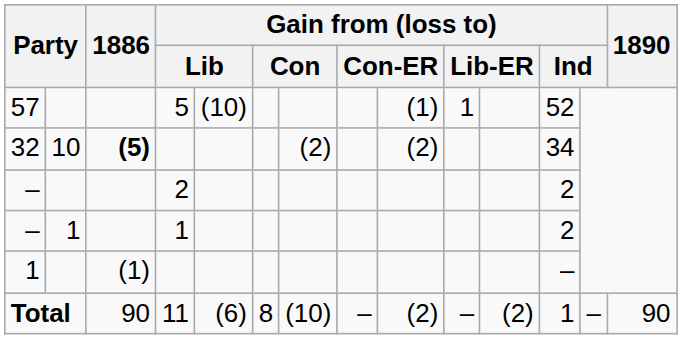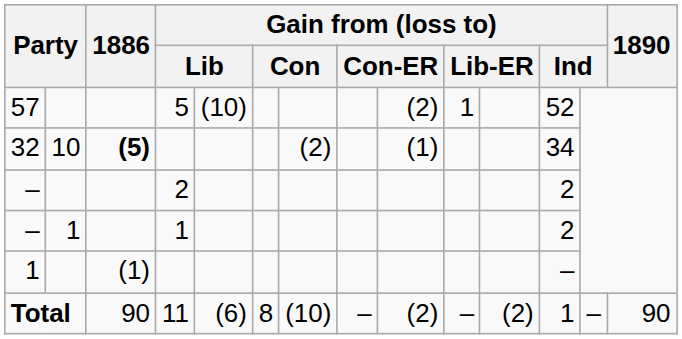(422, 107) (1) -> (422, 107) (2)
(422, 148) (2) -> (422, 148) (1)
